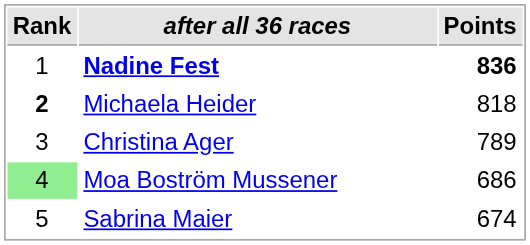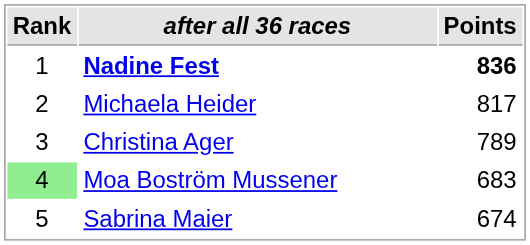(42, 104) bold -> (42, 104) normal
(497, 104) 818 -> (497, 104) 817
(497, 181) 686 -> (497, 181) 683
